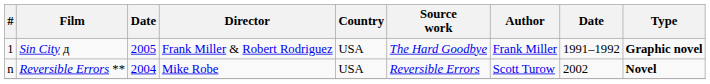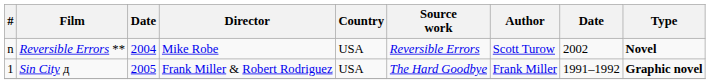rows swapped: (44, 48) <-> (72, 68)
